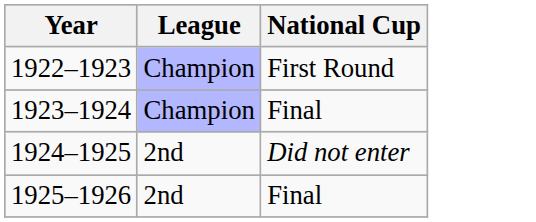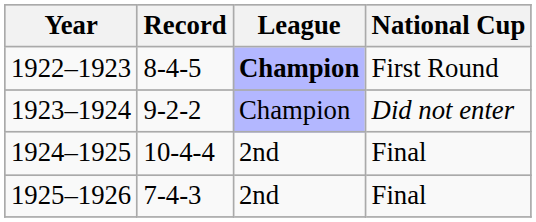+ column: (185, 25)
(199, 68) normal -> (299, 68) bold
(295, 110) Final -> (443, 110) Did not enter
(338, 152) Did not enter -> (399, 152) Final
